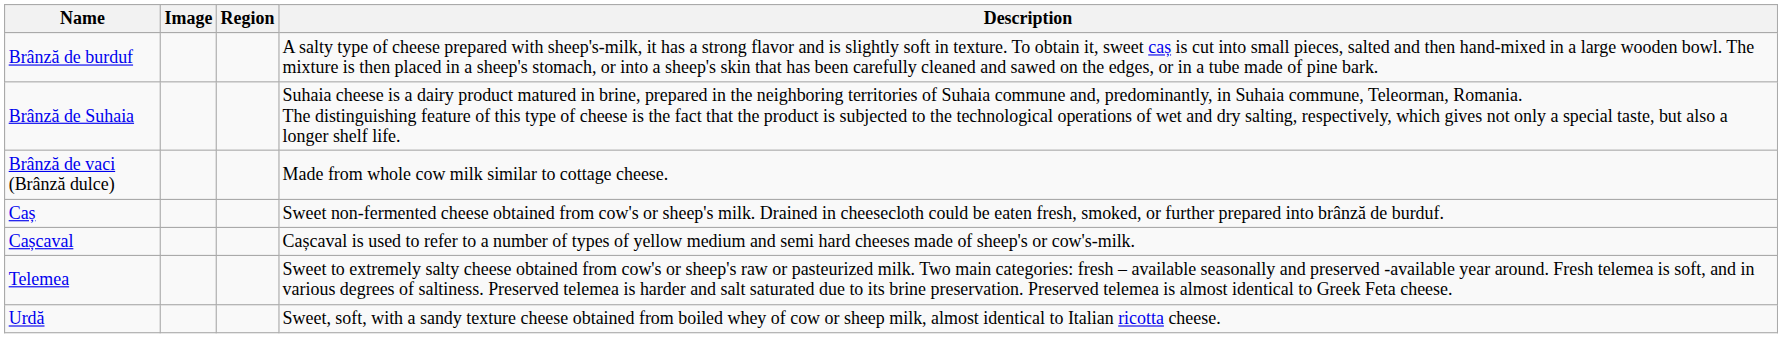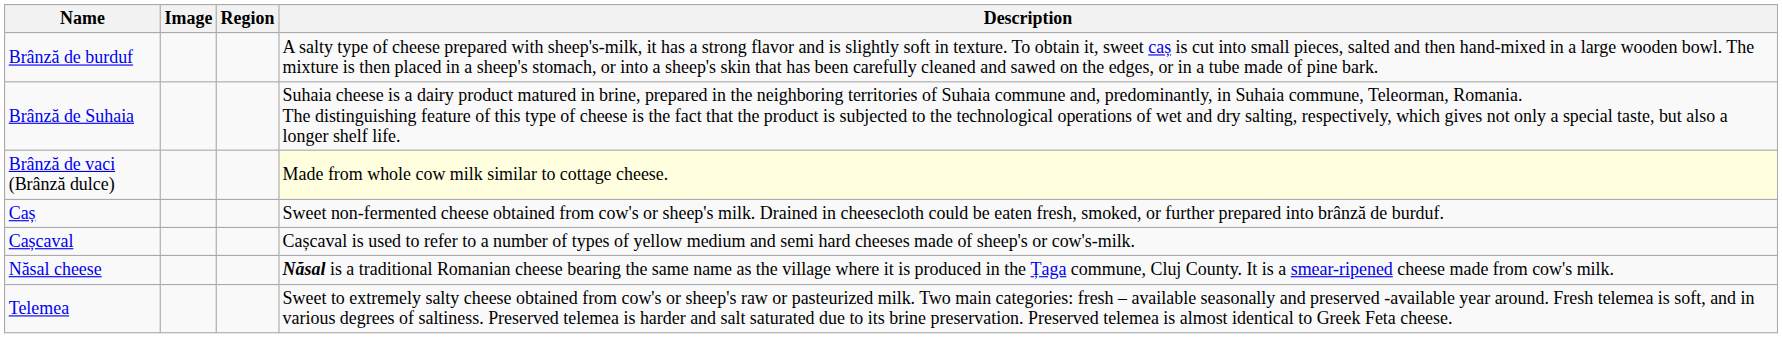(475, 174) no background -> (475, 174) lightyellow background
+ row: (55, 269)
- row: (27, 318)
